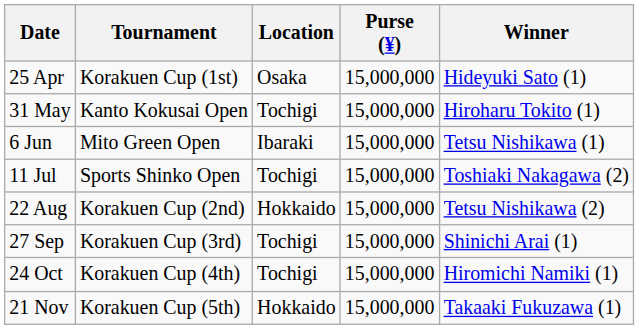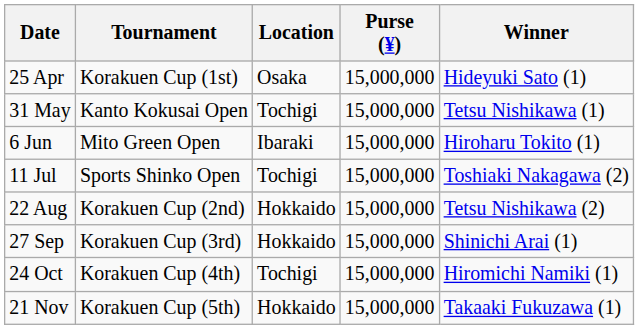(522, 110) Hiroharu Tokito (1) -> (524, 110) Tetsu Nishikawa (1)
(524, 143) Tetsu Nishikawa (1) -> (522, 143) Hiroharu Tokito (1)
(287, 241) Tochigi -> (296, 241) Hokkaido
